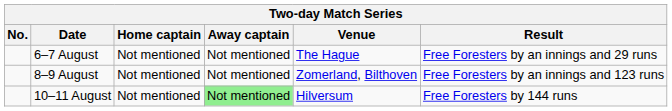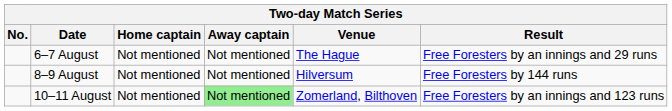(357, 75) Zomerland, Bilthoven -> (325, 75) Hilversum
(544, 75) Free Foresters by an innings and 123 runs -> (500, 75) Free Foresters by 144 runs
(325, 95) Hilversum -> (357, 95) Zomerland, Bilthoven
(500, 95) Free Foresters by 144 runs -> (544, 95) Free Foresters by an innings and 123 runs
